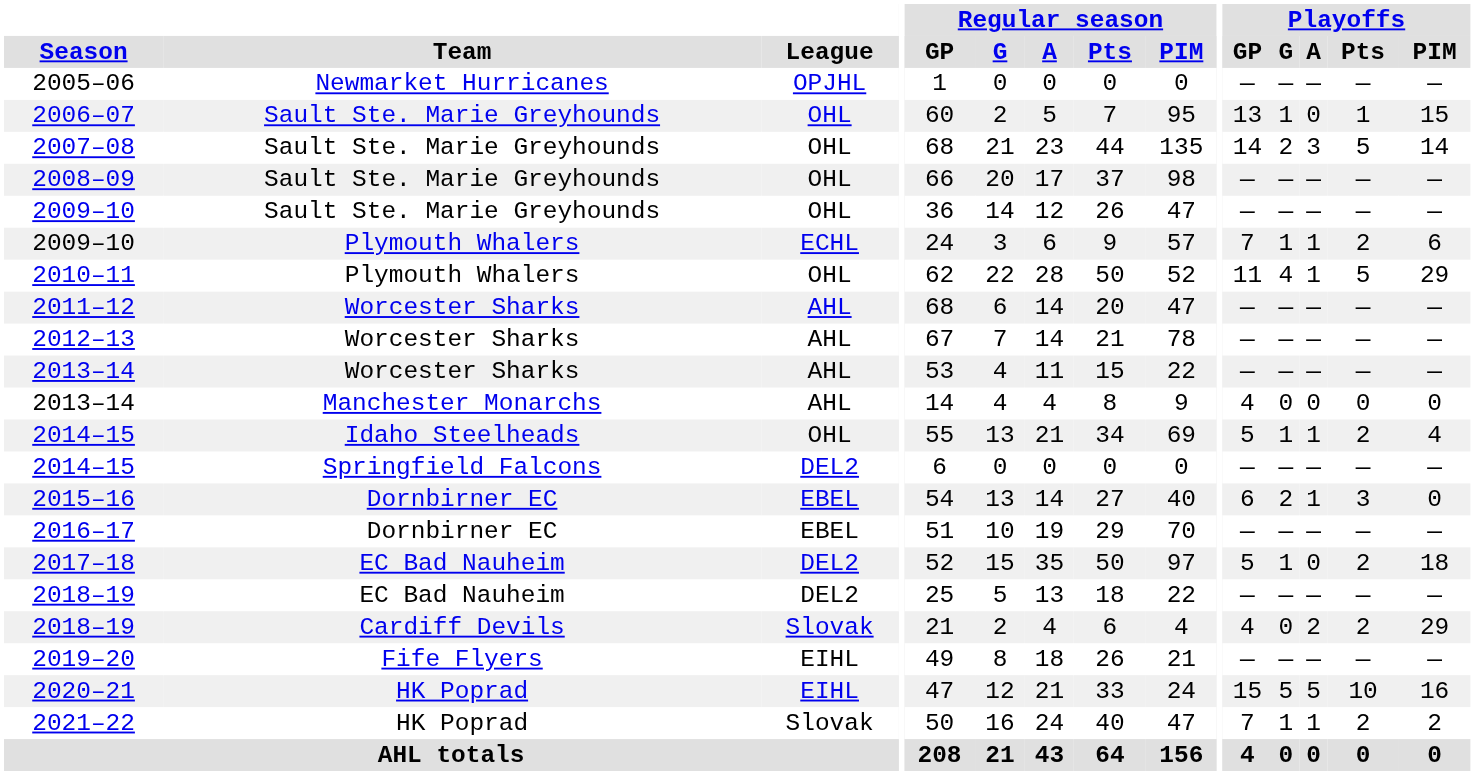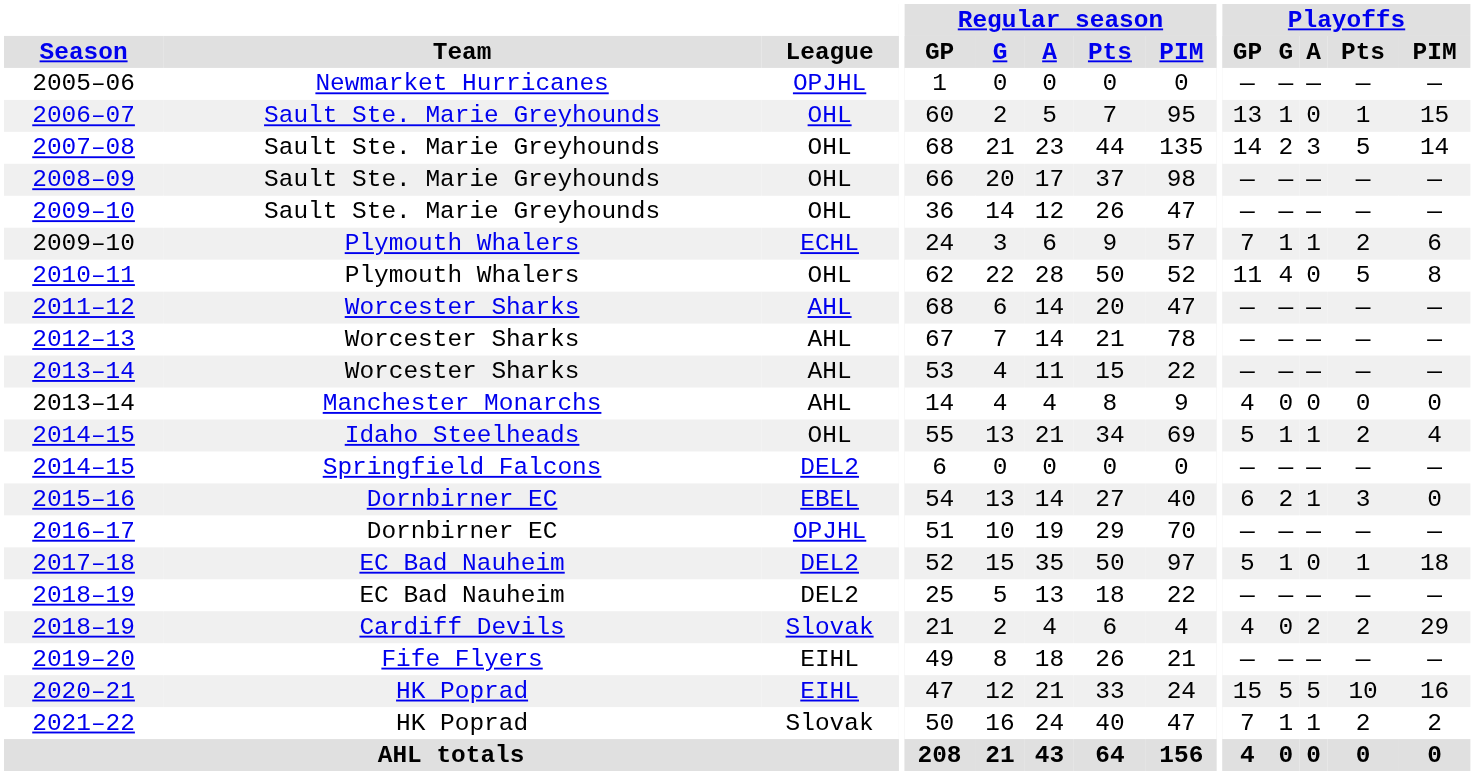(1314, 276) 1 -> (1314, 276) 0
(1435, 276) 29 -> (1435, 276) 8
(830, 531) EBEL -> (830, 531) OPJHL
(1363, 563) 2 -> (1363, 563) 1
